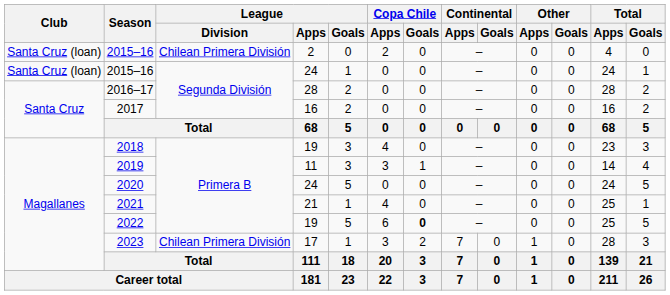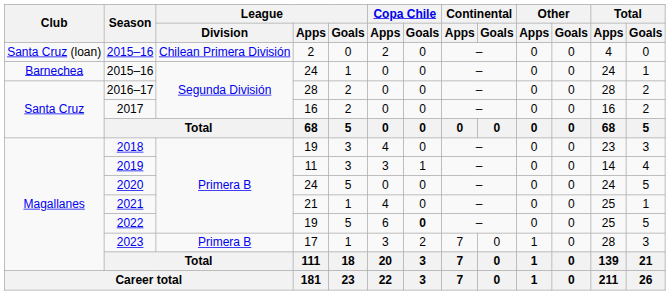(54, 71) Santa Cruz (loan) -> (54, 71) Barnechea
(225, 242) Chilean Primera División -> (225, 242) Primera B
